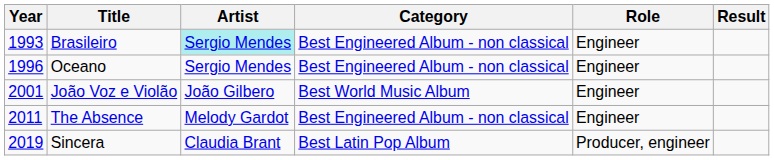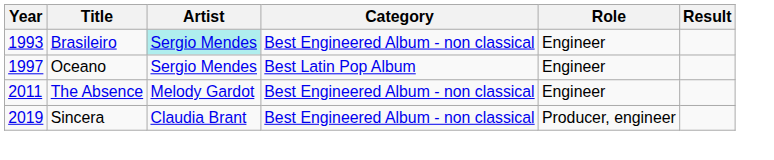(26, 67) 1996 -> (26, 67) 1997
(434, 67) Best Engineered Album - non classical -> (340, 67) Best Latin Pop Album
- row: (114, 92)
(374, 142) Best Latin Pop Album -> (399, 117) Best Engineered Album - non classical
